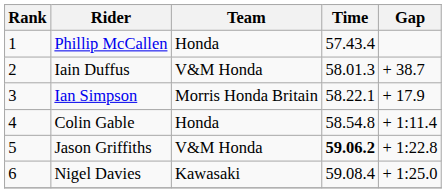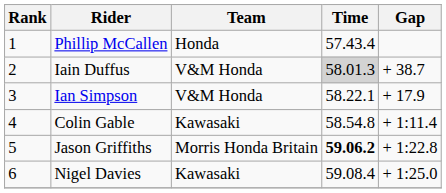(350, 69) no background -> (350, 69) lightgrey background
(246, 95) Morris Honda Britain -> (219, 95) V&M Honda
(197, 122) Honda -> (208, 122) Kawasaki
(219, 148) V&M Honda -> (246, 148) Morris Honda Britain
